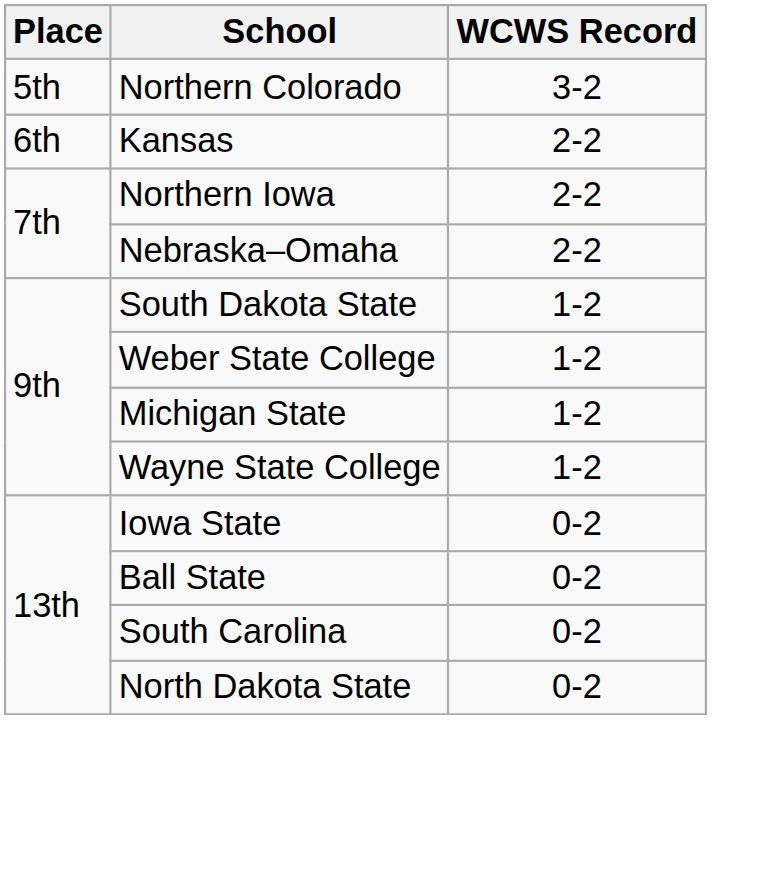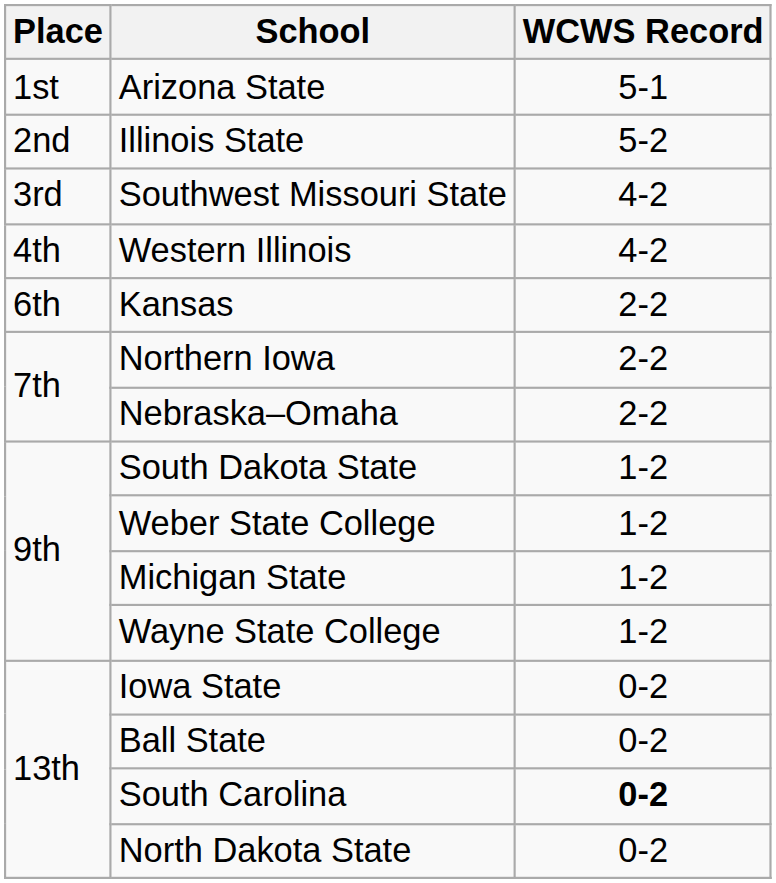+ row: (222, 86)
+ row: (211, 140)
+ row: (313, 195)
+ row: (235, 250)
- row: (260, 86)
(577, 631) normal -> (643, 795) bold
